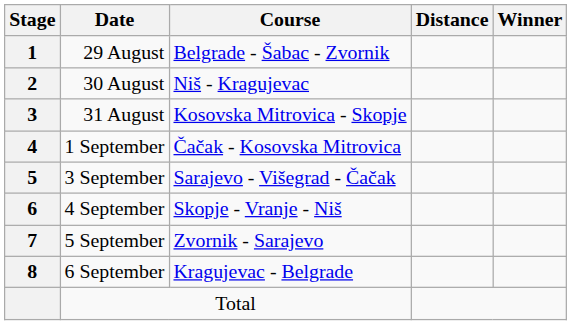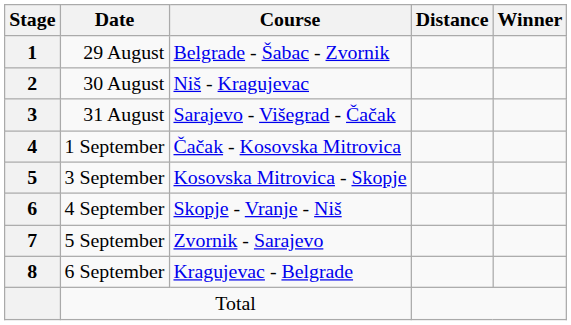(290, 114) Kosovska Mitrovica - Skopje -> (285, 114) Sarajevo - Višegrad - Čačak
(285, 177) Sarajevo - Višegrad - Čačak -> (290, 177) Kosovska Mitrovica - Skopje
